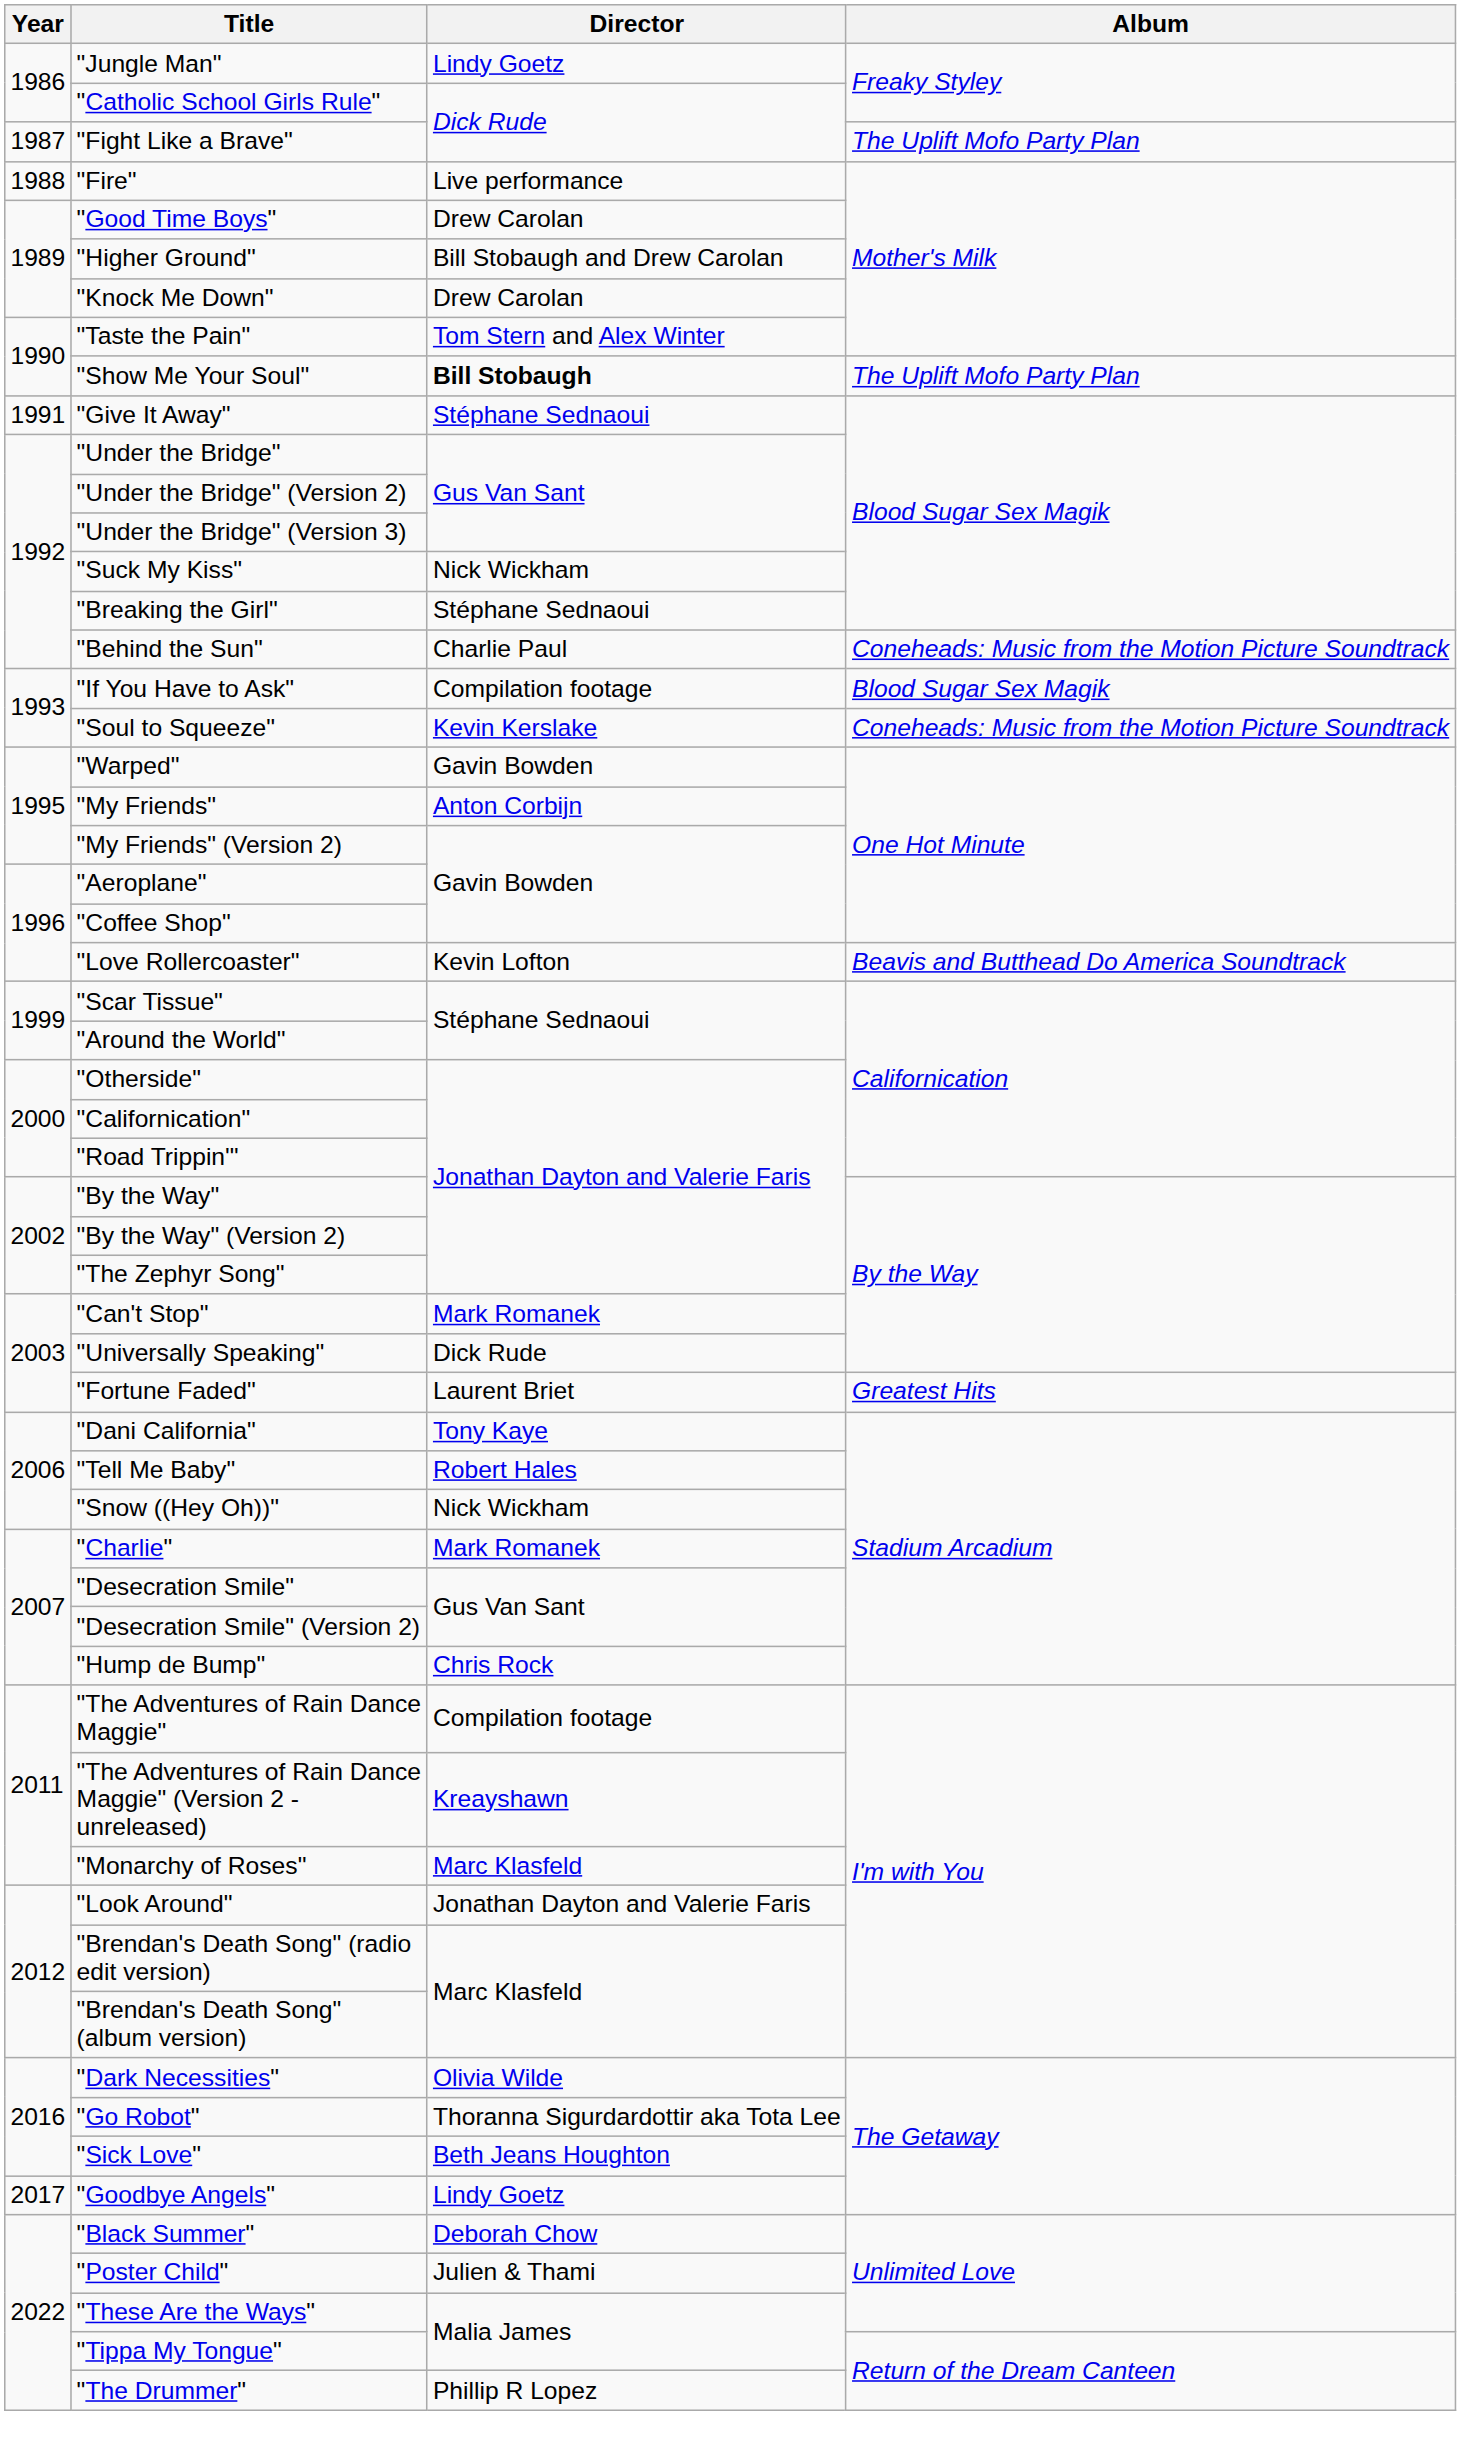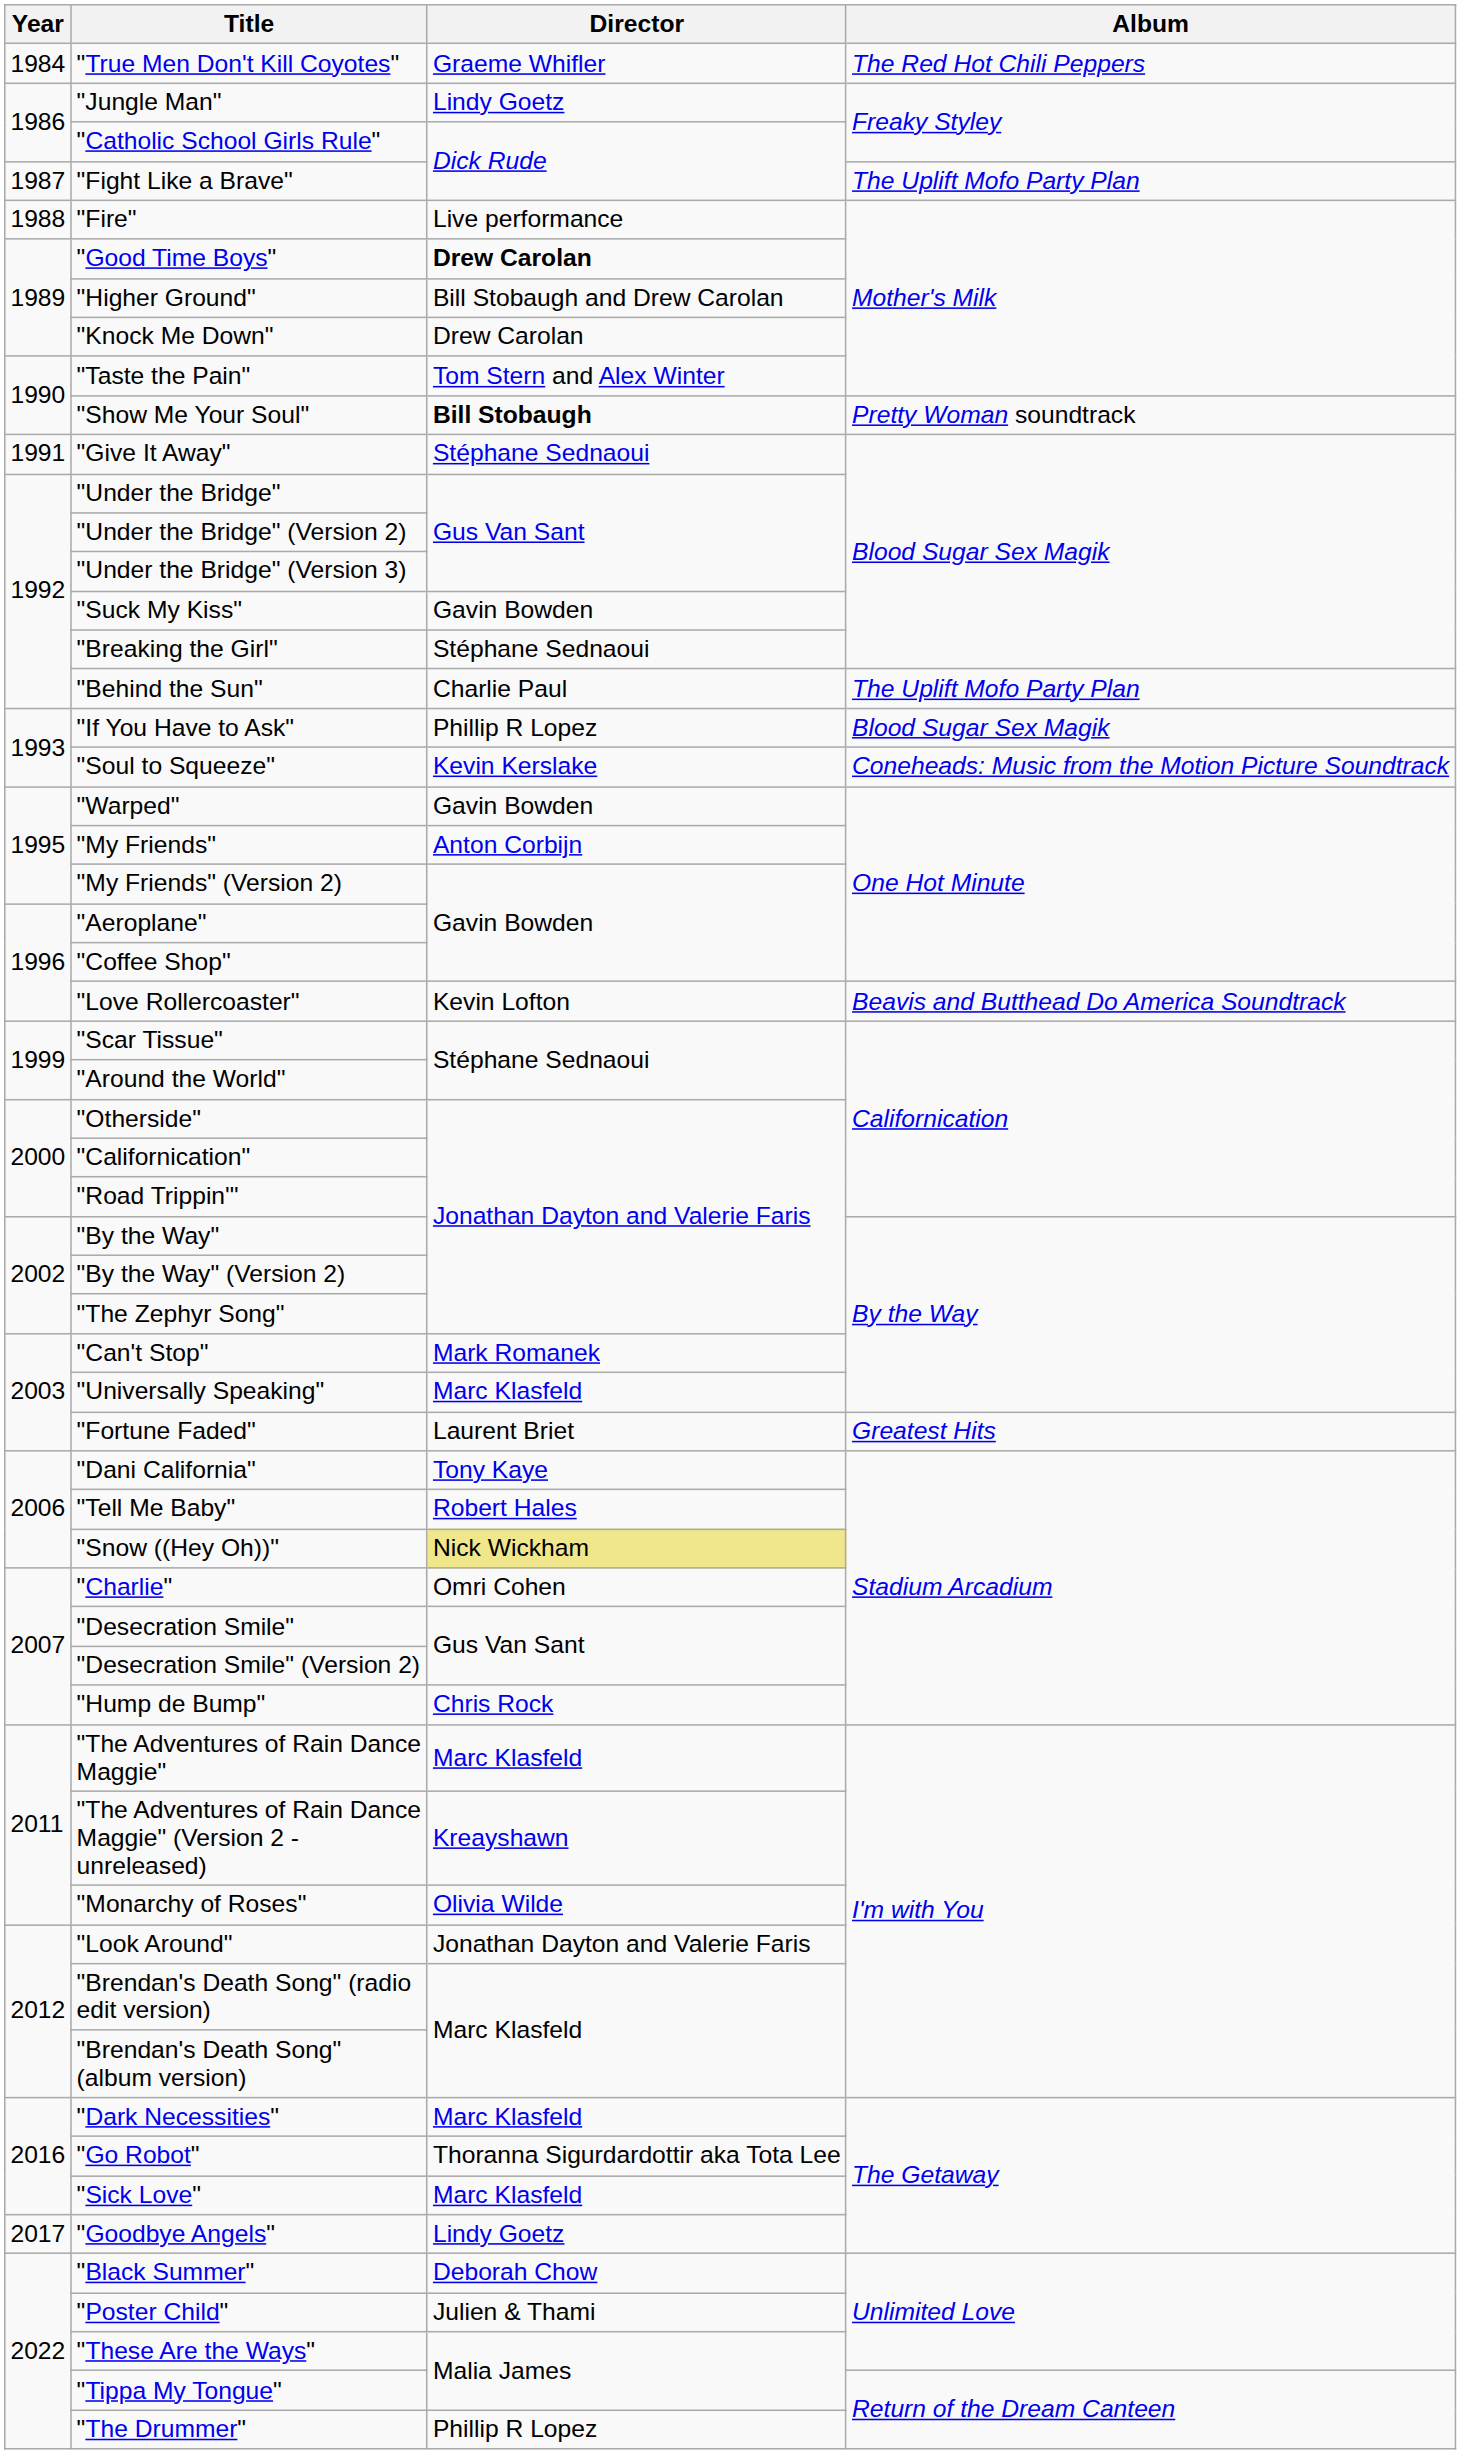+ row: (238, 63)
(508, 219) normal -> (512, 258) bold
(996, 375) The Uplift Mofo Party Plan -> (994, 414) Pretty Woman soundtrack
(511, 571) Nick Wickham -> (513, 610) Gavin Bowden
(1151, 649) Coneheads: Music from the Motion Picture Soundtrack -> (996, 688) The Uplift Mofo Party Plan
(543, 688) Compilation footage -> (515, 727) Phillip R Lopez
(490, 1352) Dick Rude -> (508, 1391) Marc Klasfeld
(511, 1508) no background -> (511, 1548) khaki background
(516, 1548) Mark Romanek -> (499, 1587) Omri Cohen
(543, 1718) Compilation footage -> (508, 1757) Marc Klasfeld
(508, 1865) Marc Klasfeld -> (498, 1904) Olivia Wilde
(498, 2077) Olivia Wilde -> (508, 2116) Marc Klasfeld
(551, 2155) Beth Jeans Houghton -> (508, 2194) Marc Klasfeld
